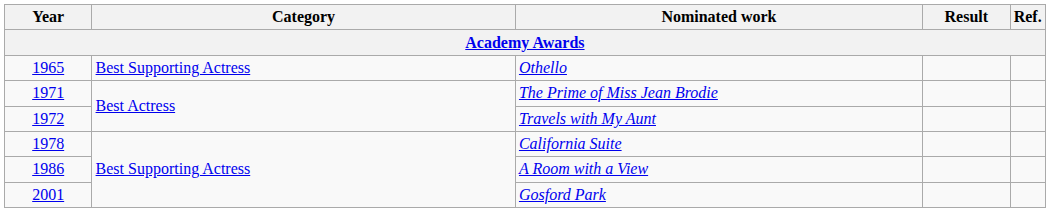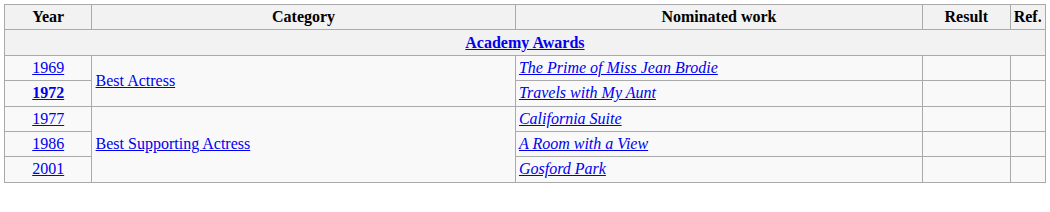- row: (543, 67)
(48, 93) 1971 -> (48, 67) 1969
(48, 118) normal -> (48, 93) bold
(48, 144) 1978 -> (48, 118) 1977
